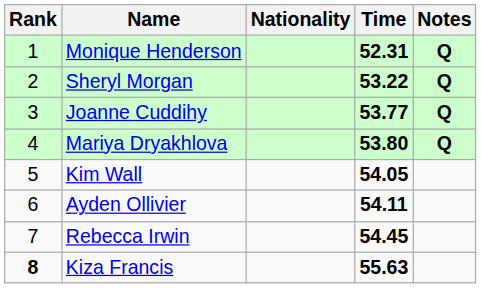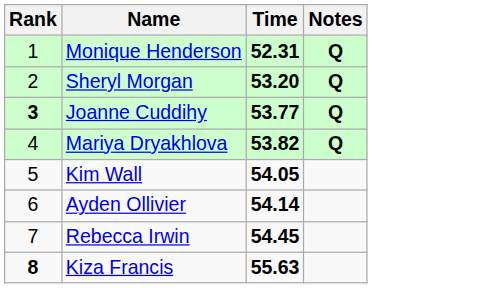- column: (301, 19)
(384, 81) 53.22 -> (275, 81) 53.20
(33, 112) normal -> (33, 112) bold
(384, 143) 53.80 -> (275, 143) 53.82
(384, 205) 54.11 -> (275, 205) 54.14
